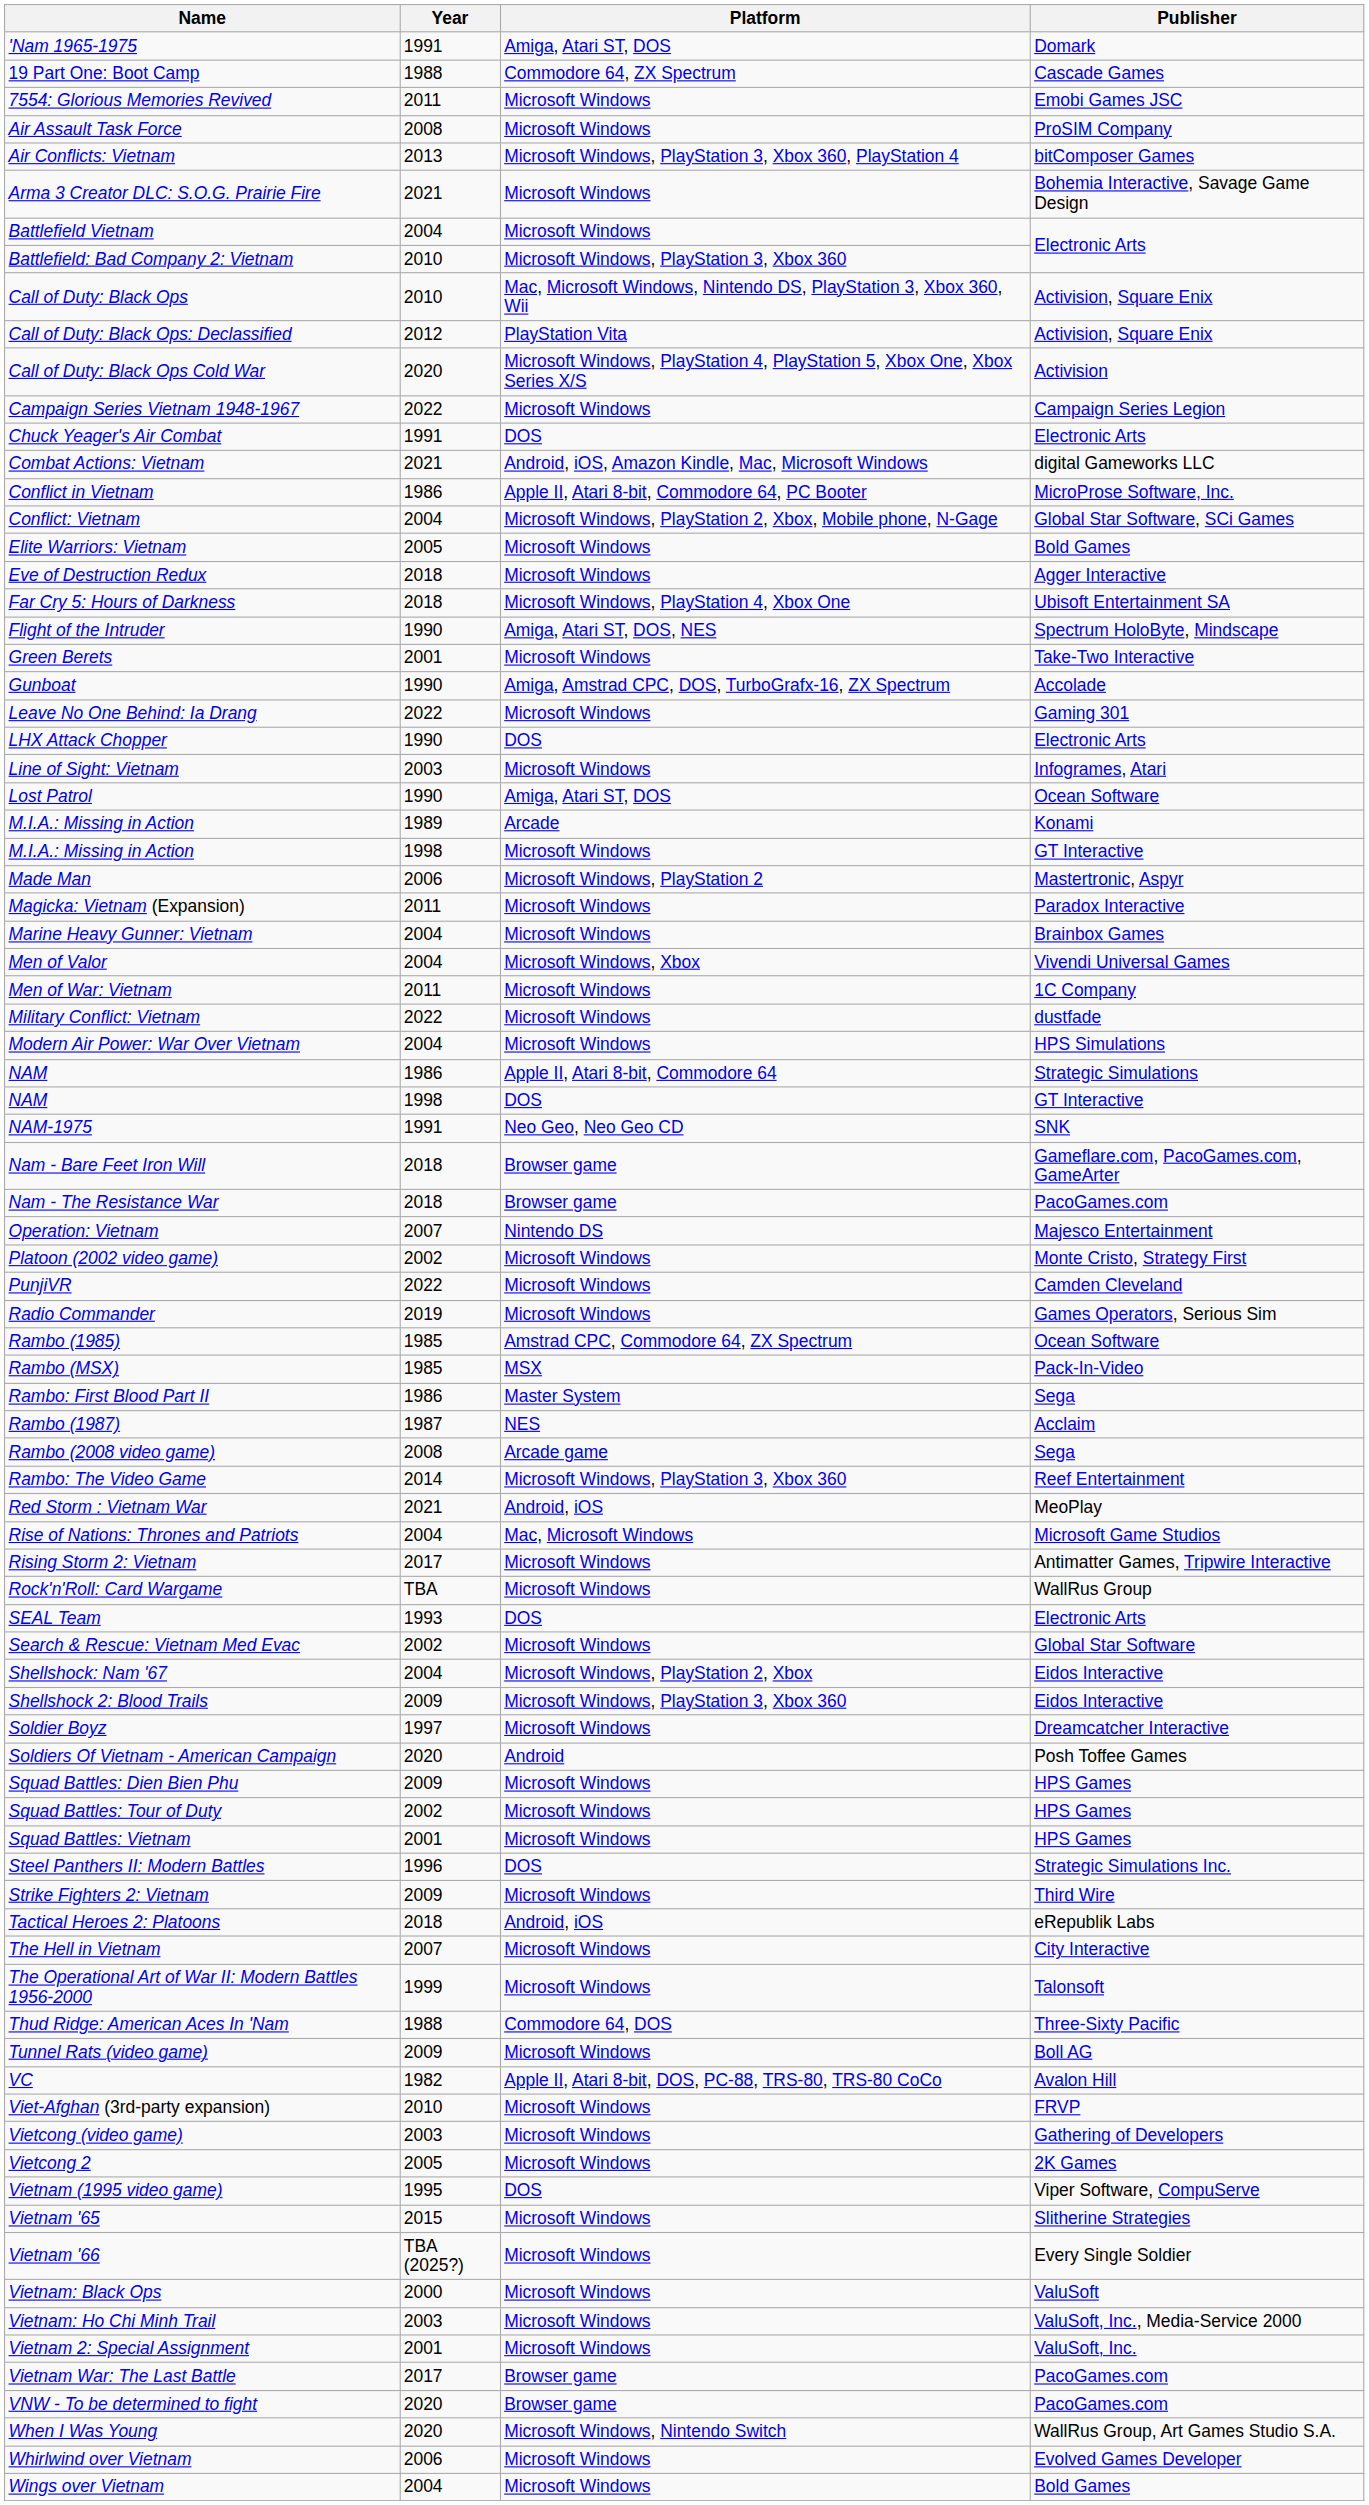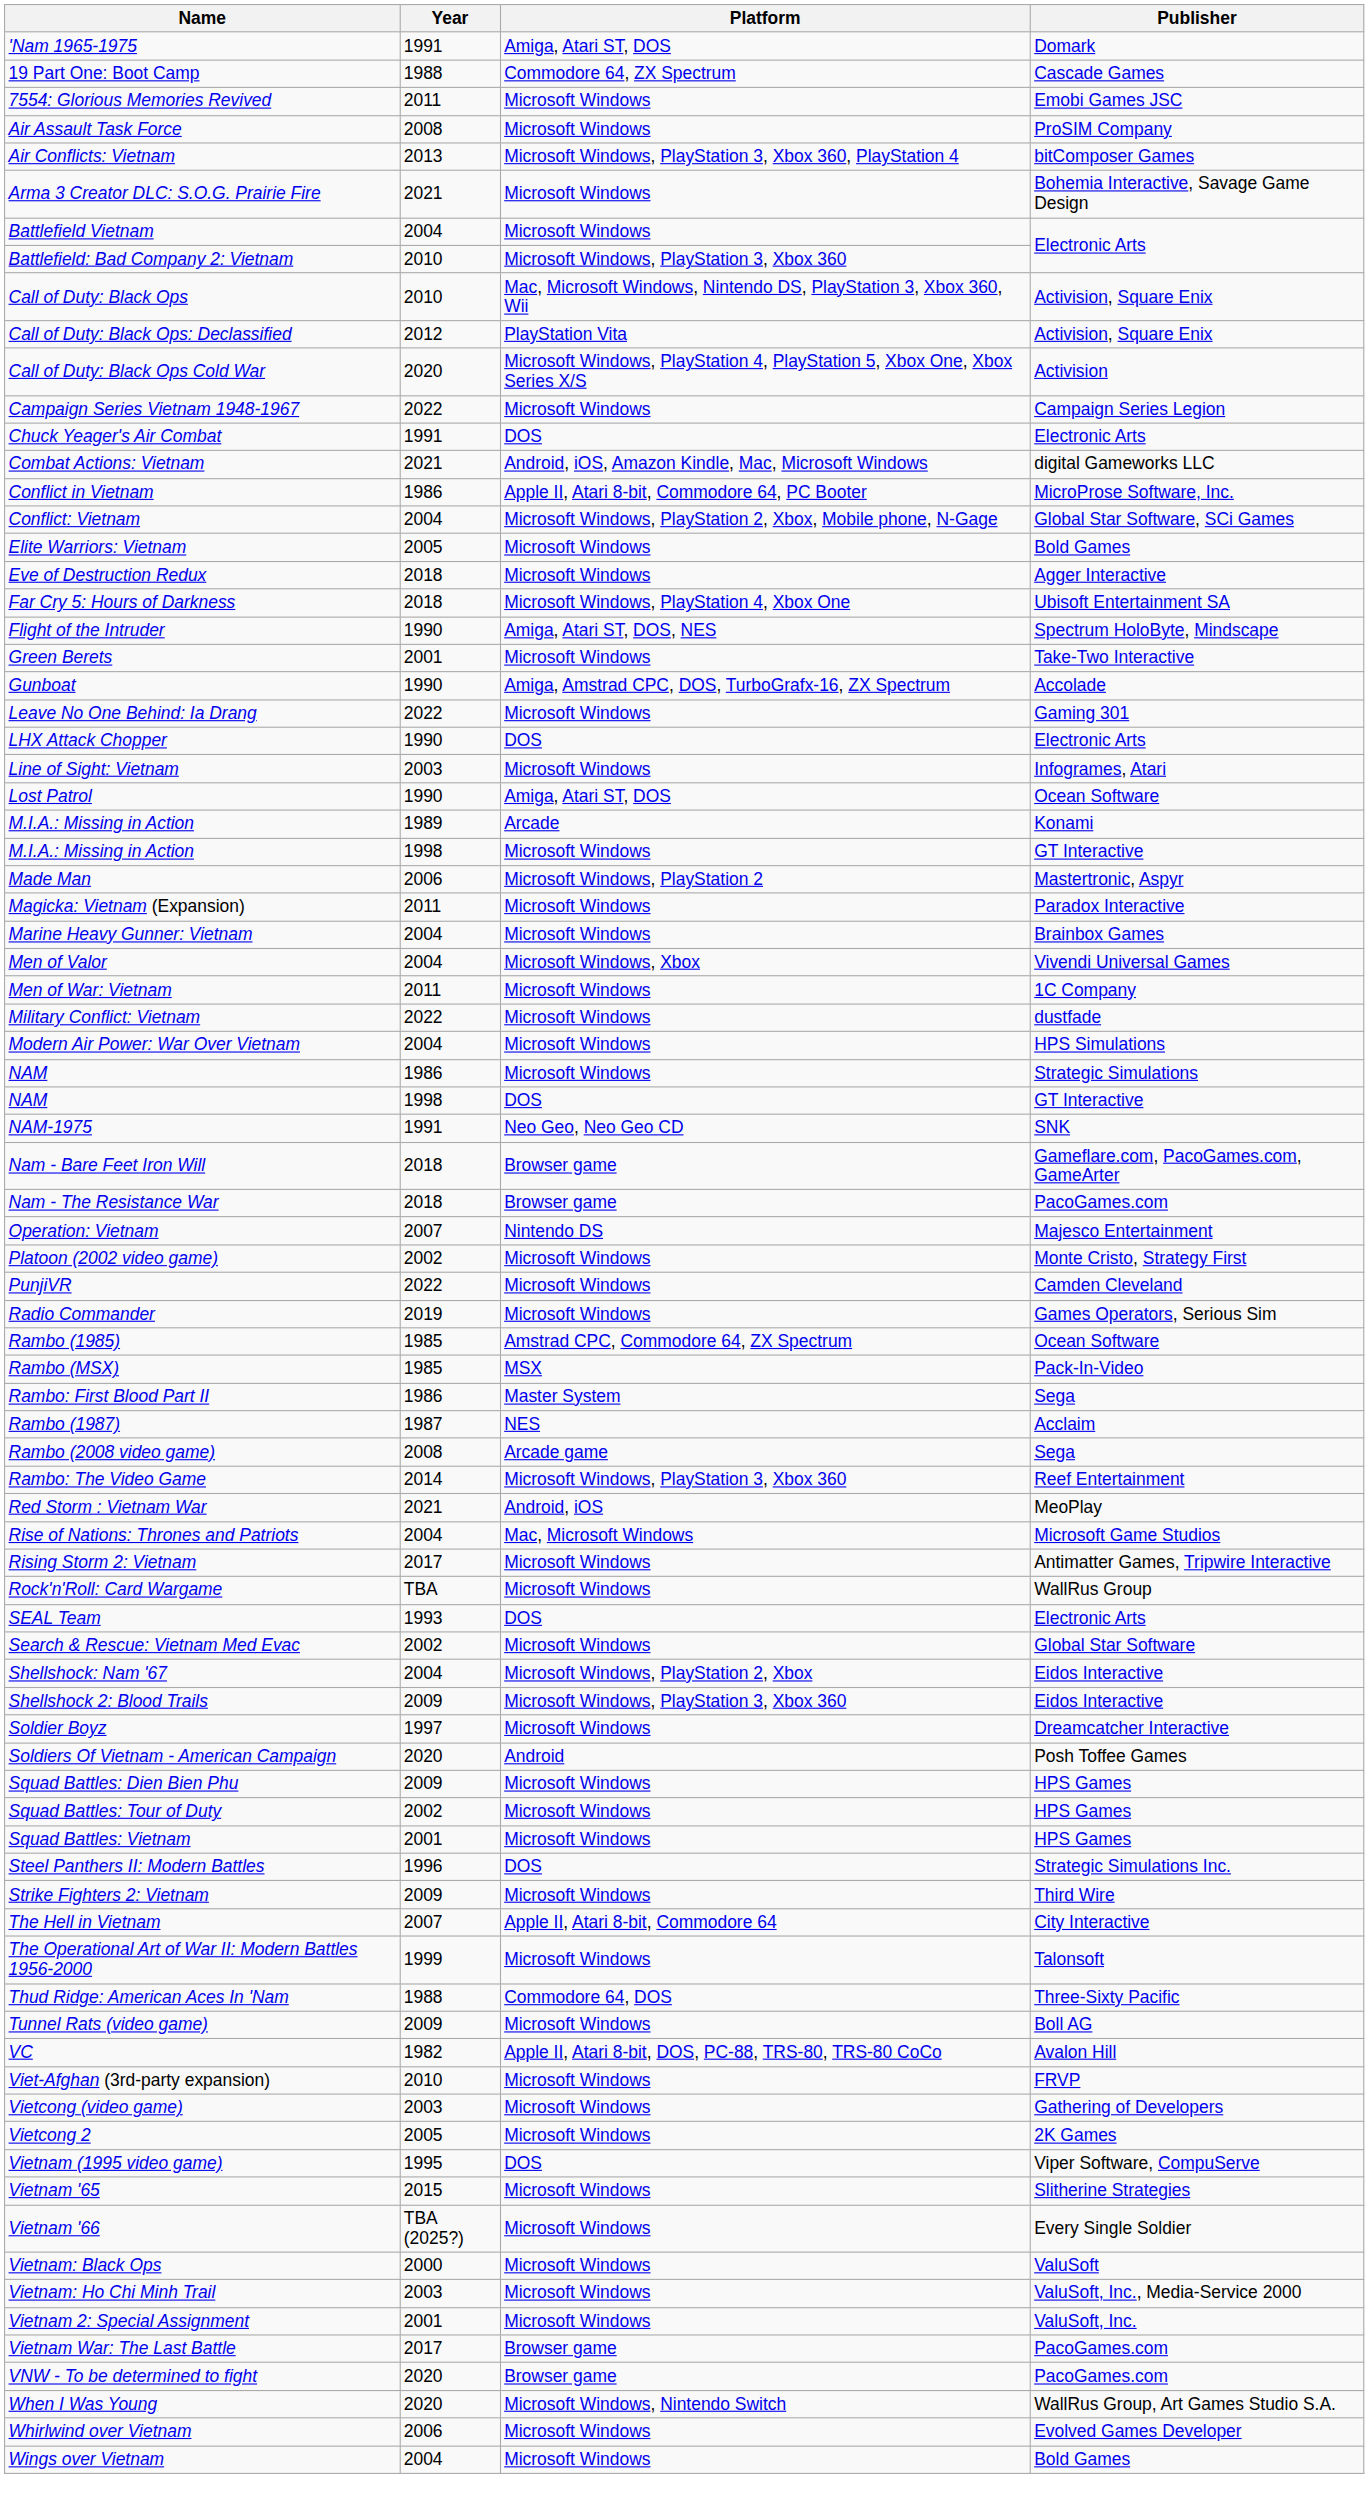(640, 1072) Apple II, Atari 8-bit, Commodore 64 -> (577, 1072) Microsoft Windows
- row: (114, 1922)
(577, 1949) Microsoft Windows -> (640, 1922) Apple II, Atari 8-bit, Commodore 64
